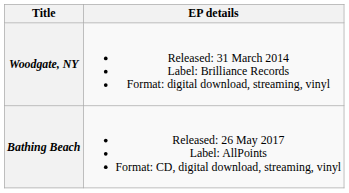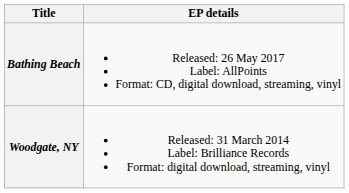rows swapped: (44, 64) <-> (44, 146)
